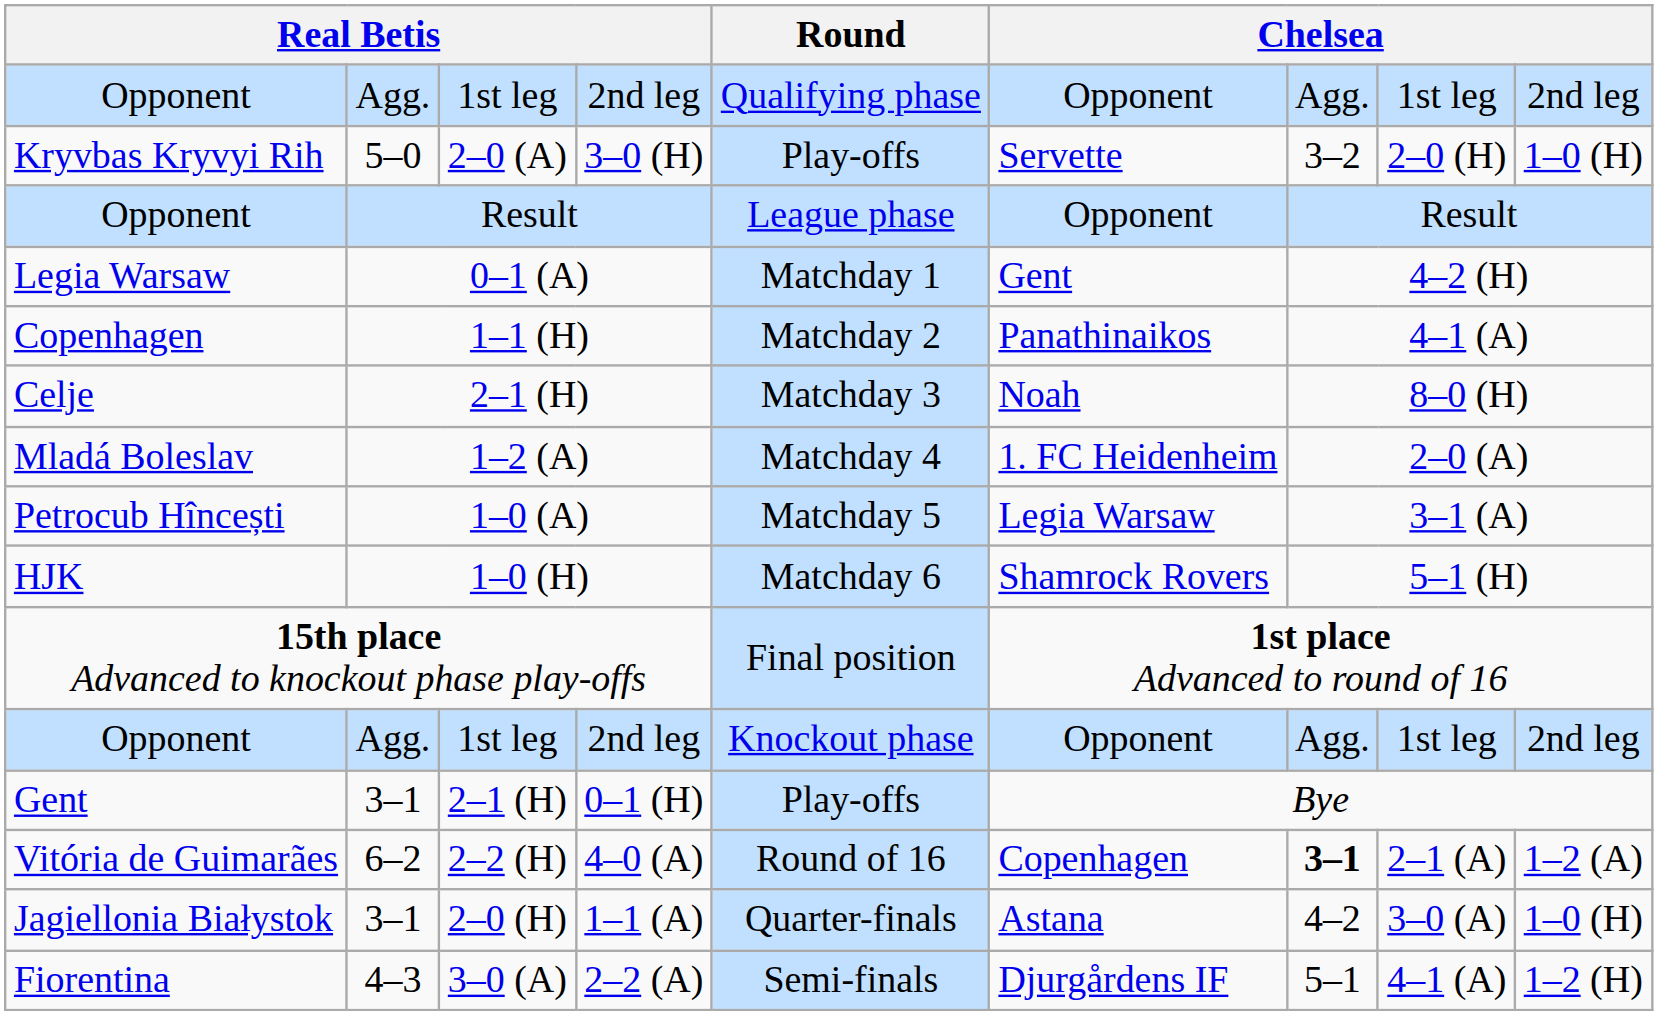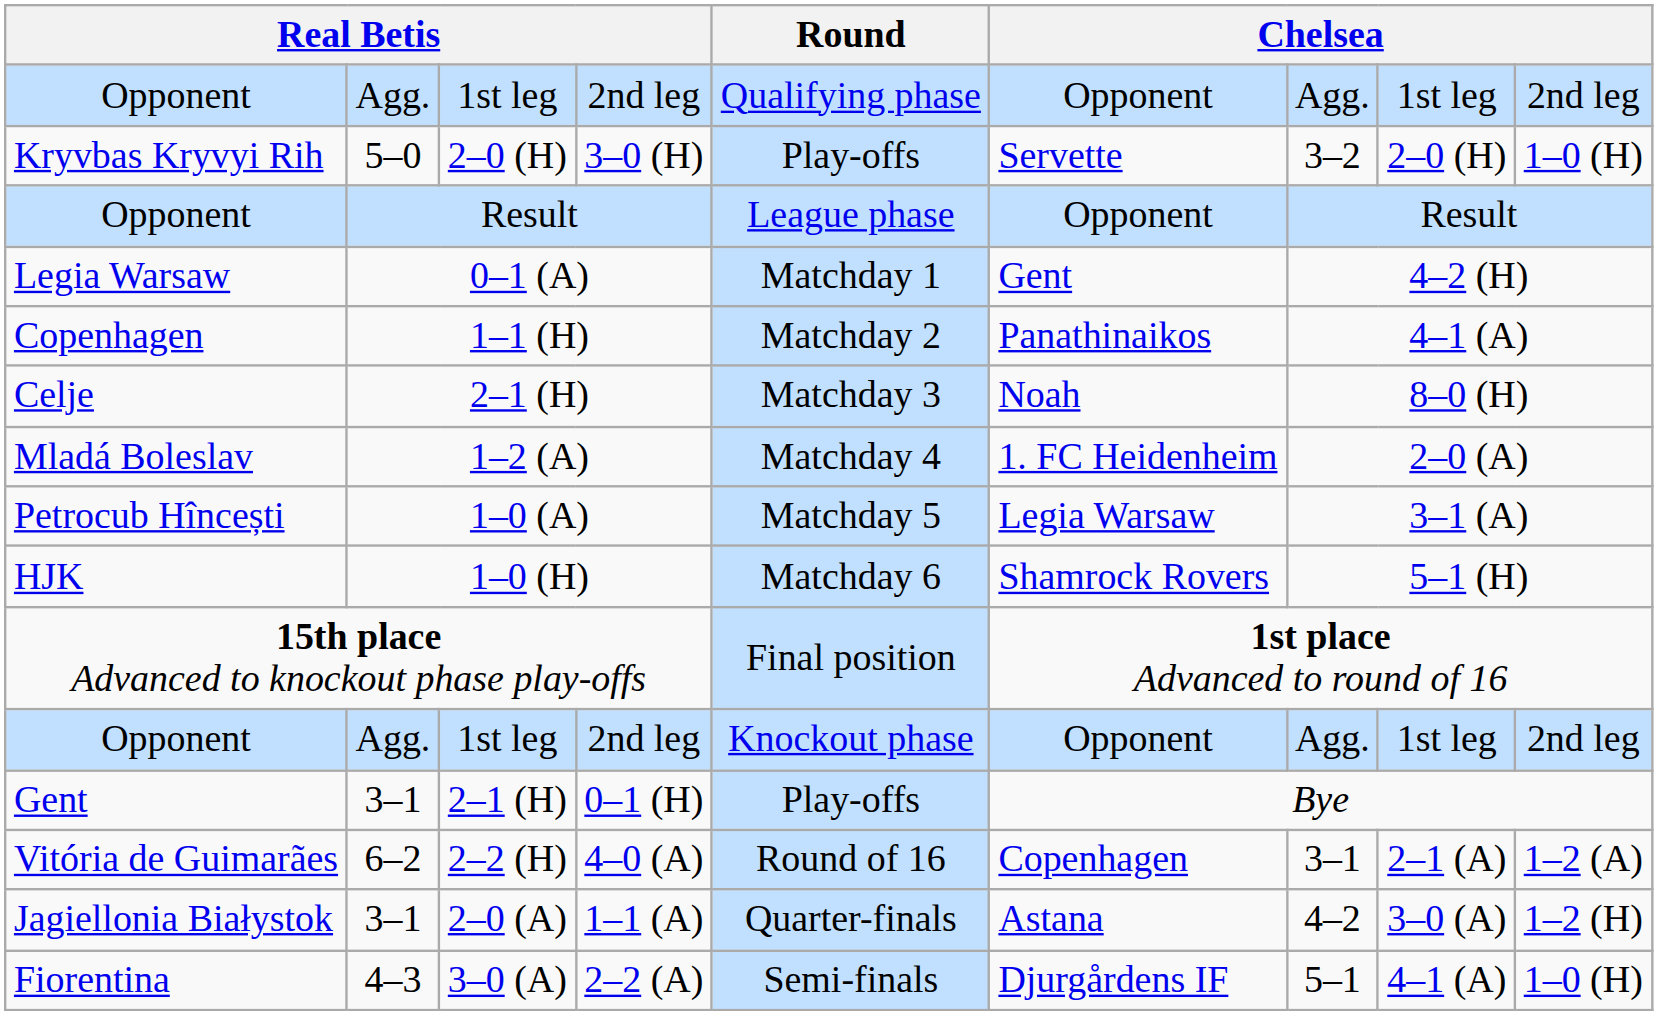(507, 154) 2–0 (A) -> (507, 154) 2–0 (H)
(1332, 859) bold -> (1332, 859) normal
(507, 919) 2–0 (H) -> (507, 919) 2–0 (A)
(1583, 919) 1–0 (H) -> (1583, 919) 1–2 (H)
(1583, 979) 1–2 (H) -> (1583, 979) 1–0 (H)
